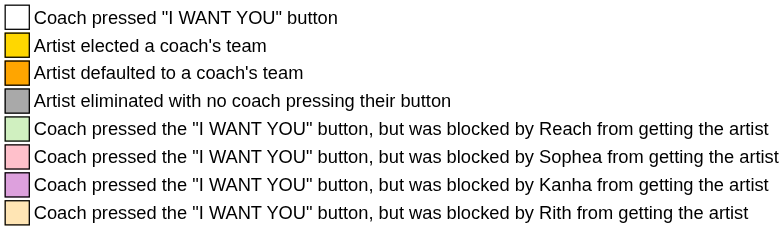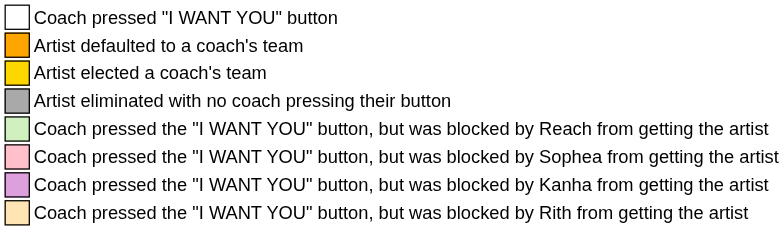rows swapped: (169, 73) <-> (150, 45)
